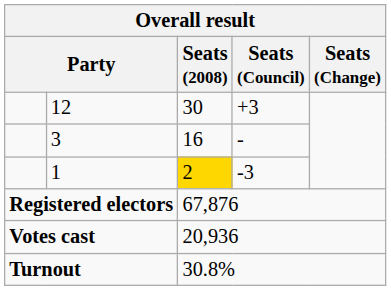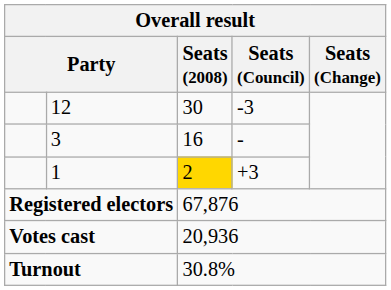(248, 107) +3 -> (245, 107) -3
(245, 172) -3 -> (248, 172) +3
